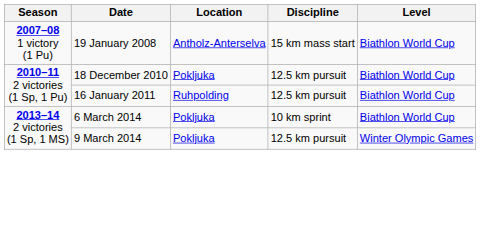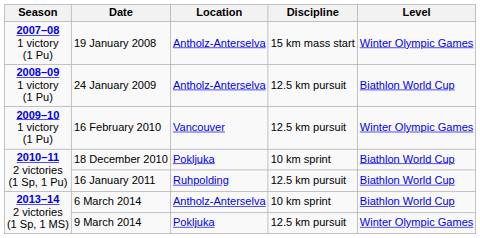(407, 43) Biathlon World Cup -> (417, 43) Winter Olympic Games
+ row: (115, 85)
+ row: (118, 127)
(308, 74) 12.5 km pursuit -> (301, 159) 10 km sprint
(194, 117) Pokljuka -> (219, 201) Antholz-Anterselva
